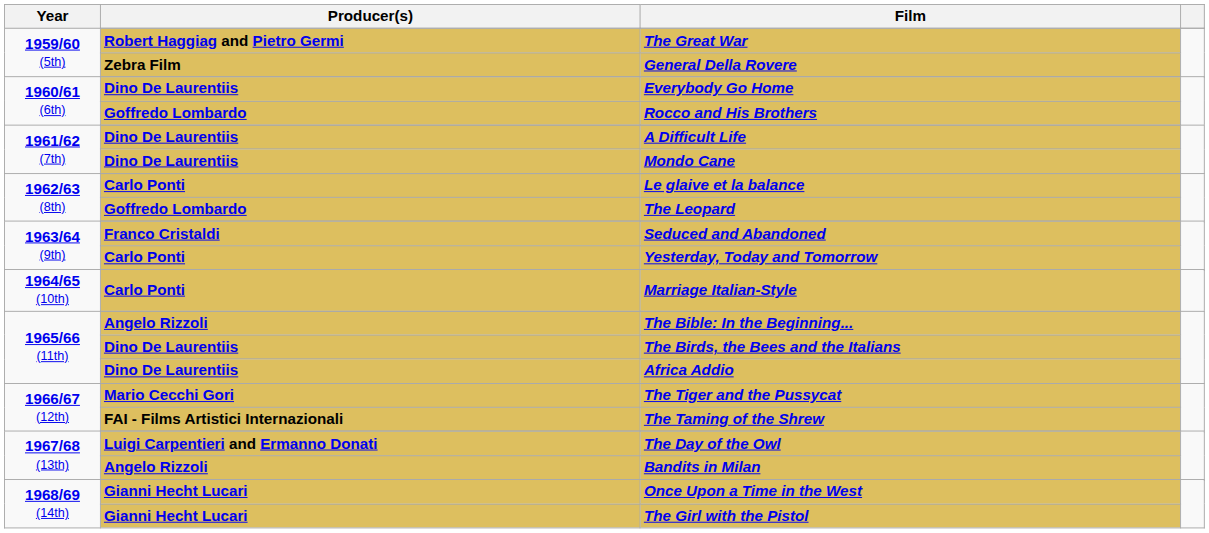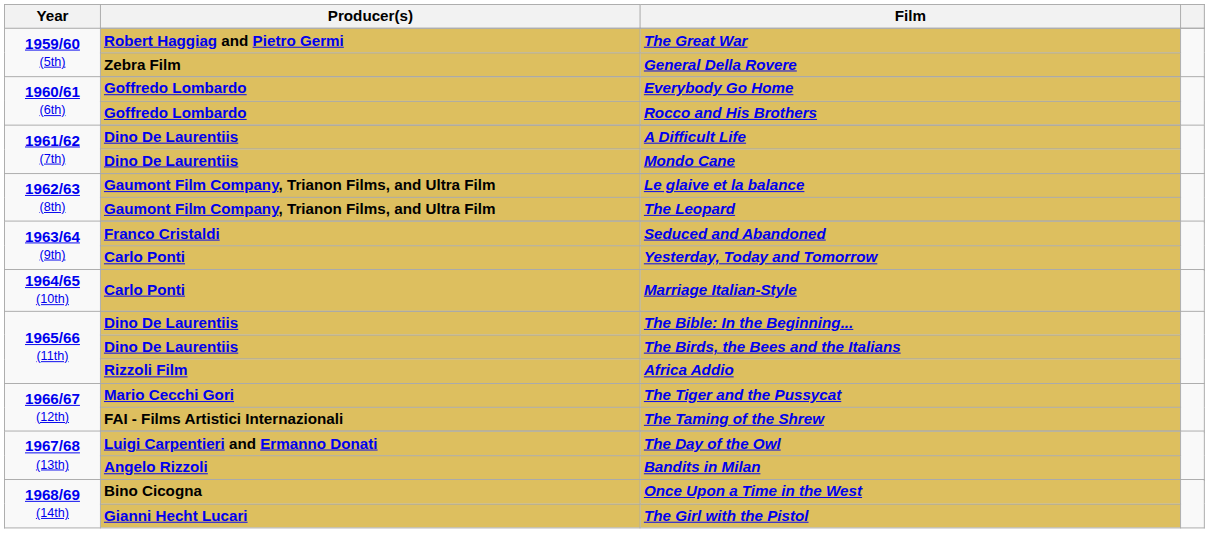(171, 88) Dino De Laurentiis -> (175, 88) Goffredo Lombardo
(144, 185) Carlo Ponti -> (300, 185) Gaumont Film Company, Trianon Films, and Ultra Film
(175, 209) Goffredo Lombardo -> (300, 209) Gaumont Film Company, Trianon Films, and Ultra Film
(156, 322) Angelo Rizzoli -> (171, 322) Dino De Laurentiis
(171, 371) Dino De Laurentiis -> (146, 371) Rizzoli Film
(176, 491) Gianni Hecht Lucari -> (153, 491) Bino Cicogna
